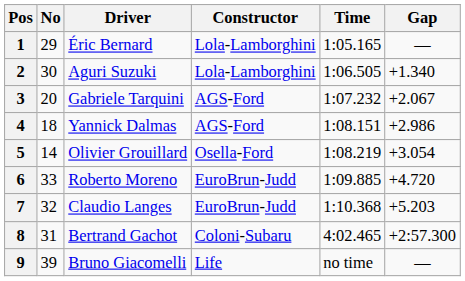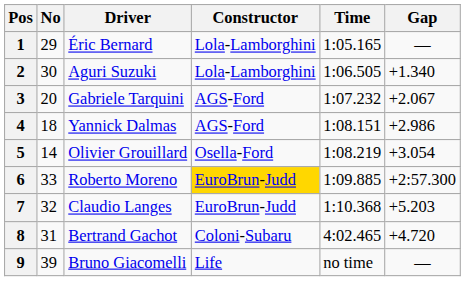(245, 180) no background -> (245, 180) gold background
(412, 180) +4.720 -> (422, 180) +2:57.300
(422, 234) +2:57.300 -> (412, 234) +4.720
